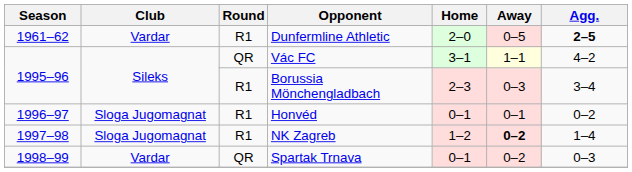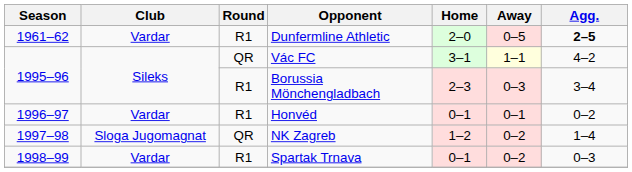(150, 115) Sloga Jugomagnat -> (150, 115) Vardar
(244, 136) R1 -> (244, 136) QR
(514, 136) bold -> (514, 136) normal
(244, 157) QR -> (244, 157) R1
